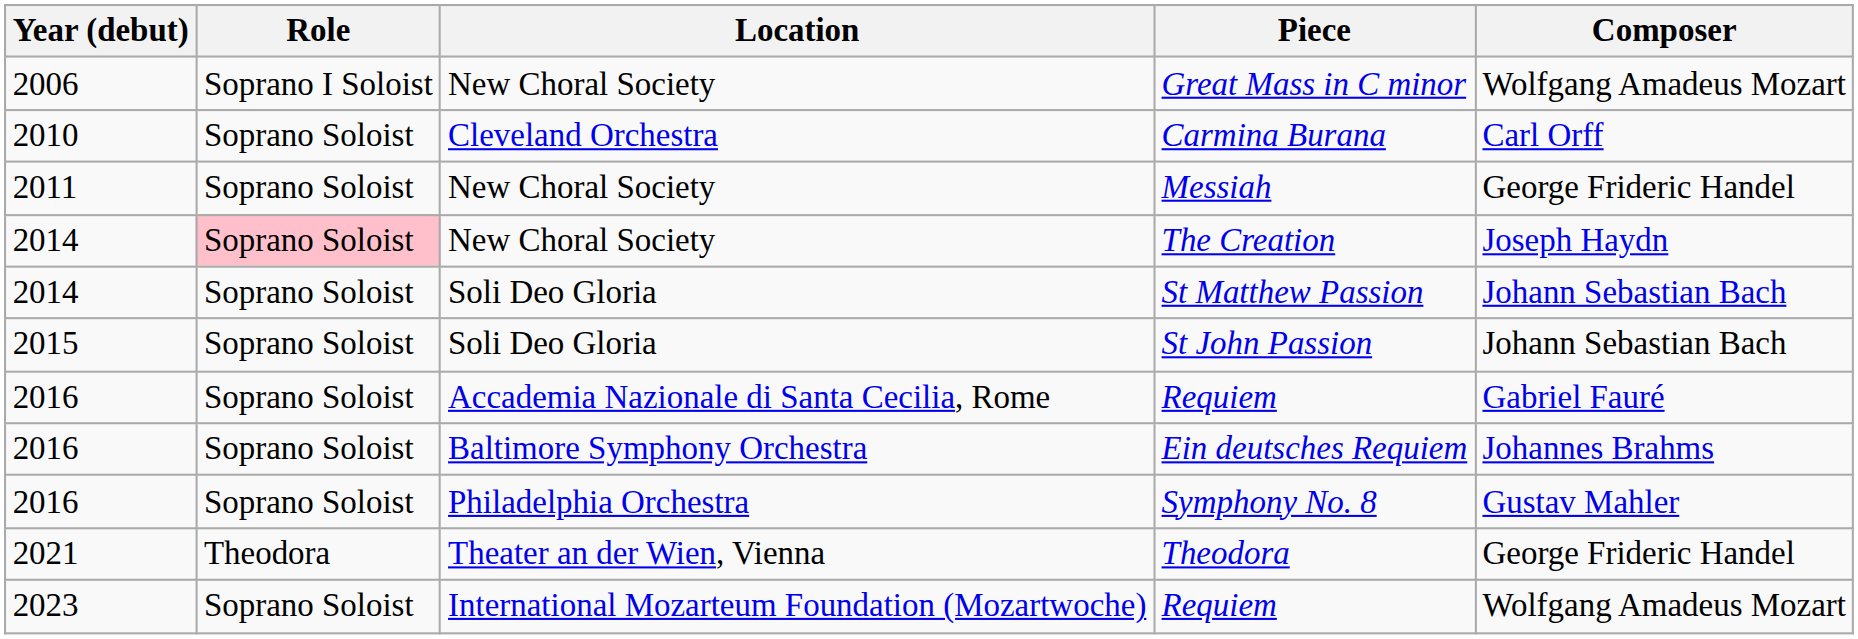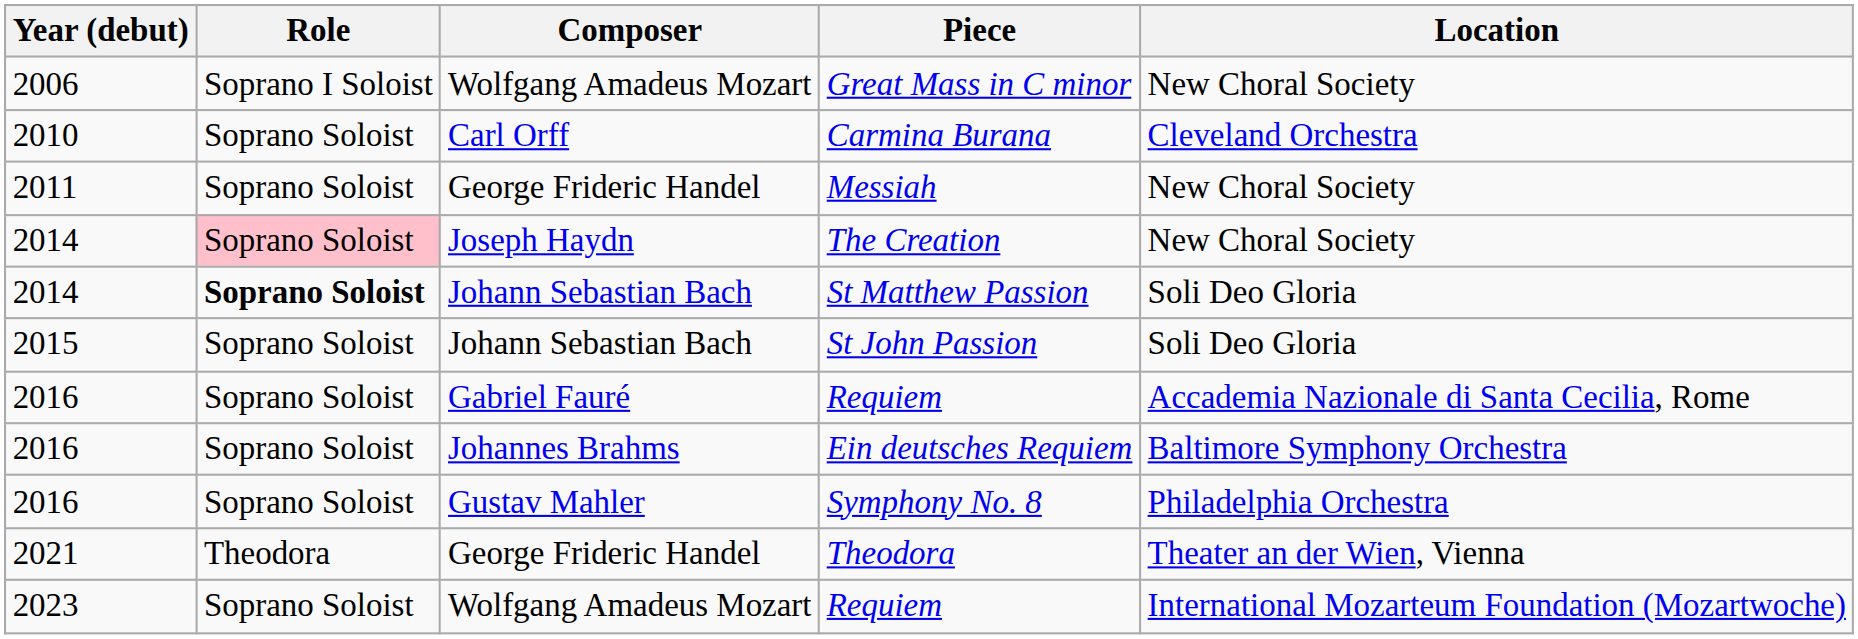columns swapped: (1664, 30) <-> (797, 30)
(309, 291) normal -> (314, 291) bold
